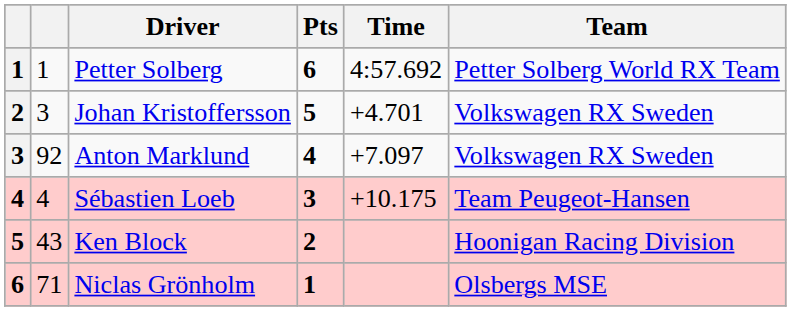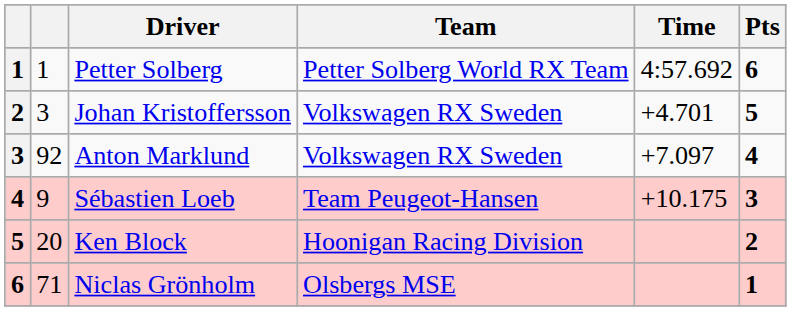columns swapped: (617, 26) <-> (320, 26)
(43, 198) 4 -> (43, 198) 9
(49, 241) 43 -> (49, 241) 20
